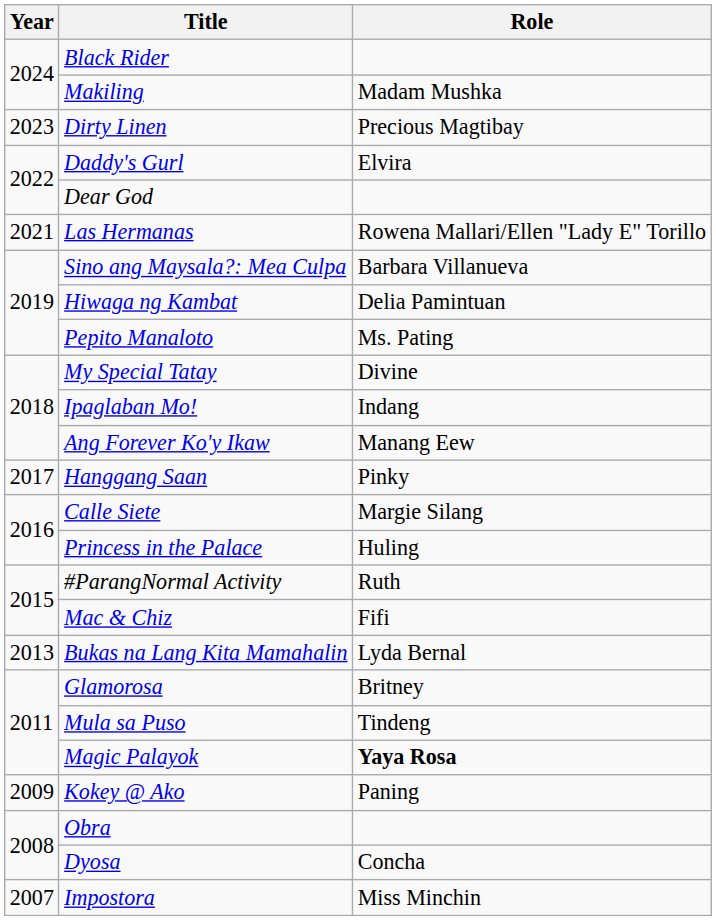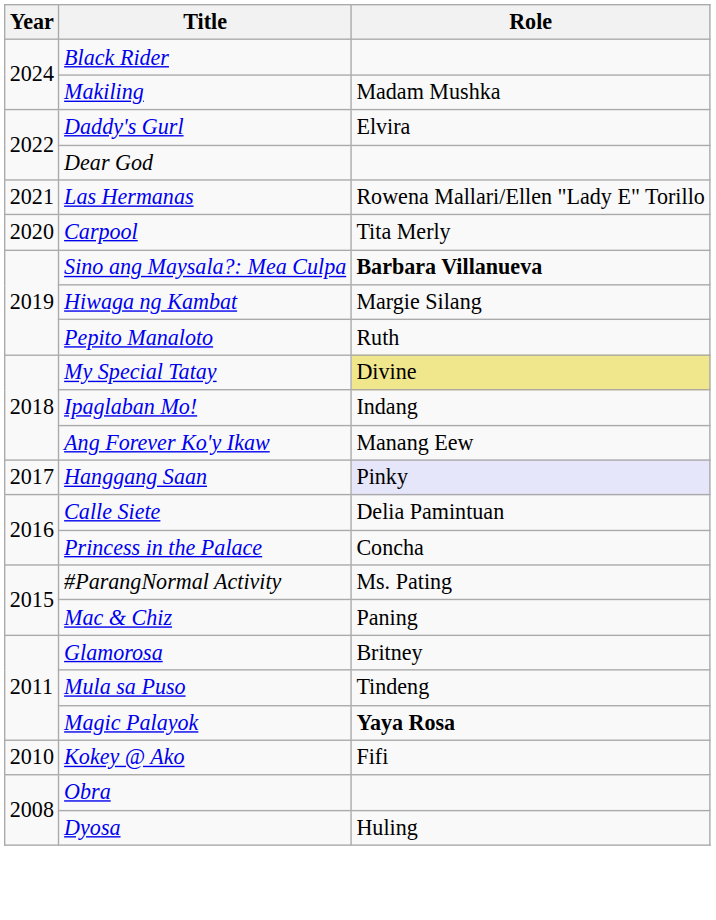- row: (115, 127)
+ row: (101, 232)
(443, 267) normal -> (449, 267) bold
(432, 302) Delia Pamintuan -> (419, 302) Margie Silang
(406, 337) Ms. Pating -> (378, 337) Ruth
(388, 372) no background -> (386, 372) khaki background
(383, 477) no background -> (382, 477) lavender background
(420, 512) Margie Silang -> (430, 512) Delia Pamintuan
(388, 547) Huling -> (390, 547) Concha
(379, 582) Ruth -> (404, 582) Ms. Pating
(374, 617) Fifi -> (387, 617) Paning
- row: (206, 652)
(32, 792) 2009 -> (32, 757) 2010
(388, 792) Paning -> (372, 757) Fifi
(391, 862) Concha -> (387, 827) Huling
- row: (110, 897)
